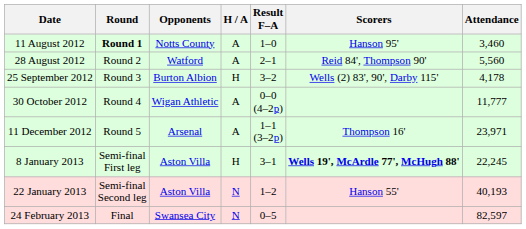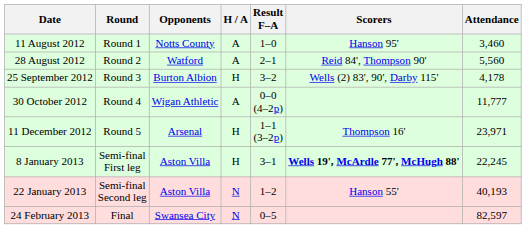(122, 43) bold -> (122, 43) normal
(236, 131) A -> (236, 131) H
